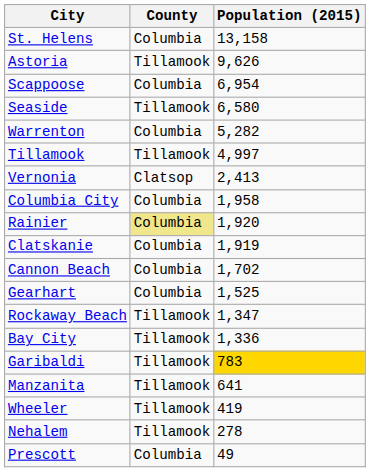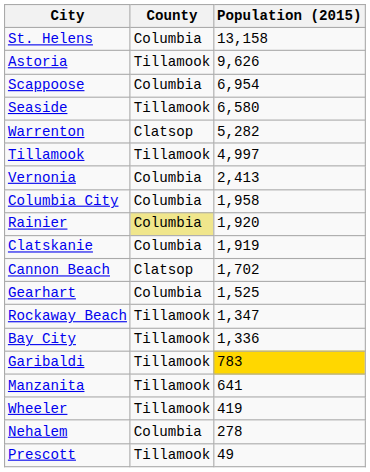(168, 132) Columbia -> (163, 132) Clatsop
(163, 178) Clatsop -> (168, 178) Columbia
(168, 270) Columbia -> (163, 270) Clatsop
(172, 432) Tillamook -> (168, 432) Columbia
(168, 455) Columbia -> (172, 455) Tillamook
